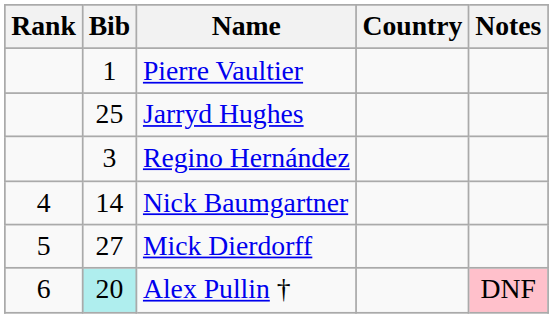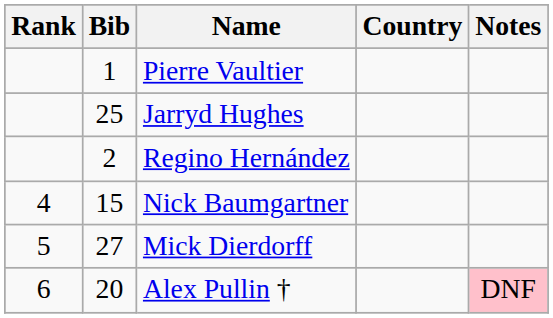(109, 158) 3 -> (109, 158) 2
(109, 202) 14 -> (109, 202) 15
(109, 289) paleturquoise background -> (109, 289) no background
